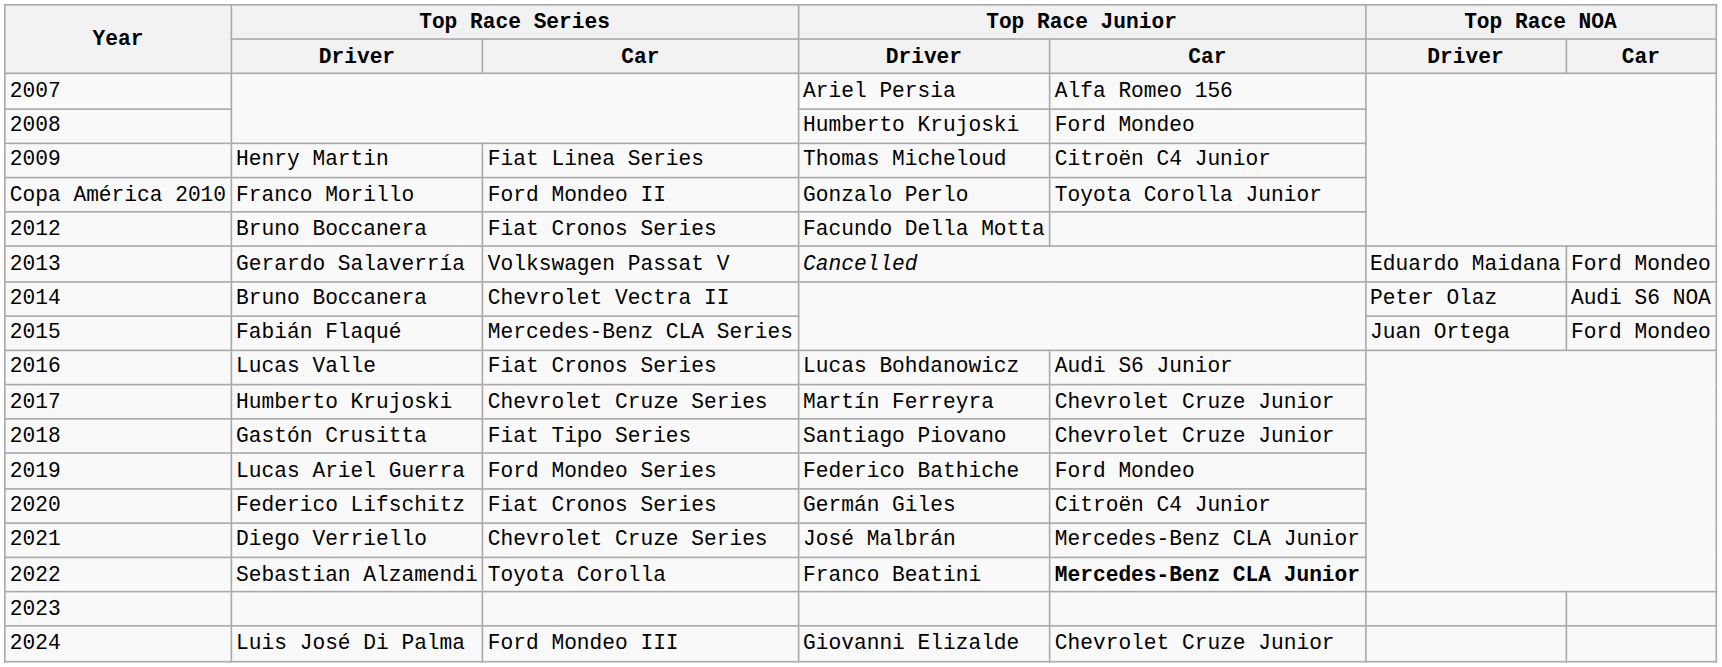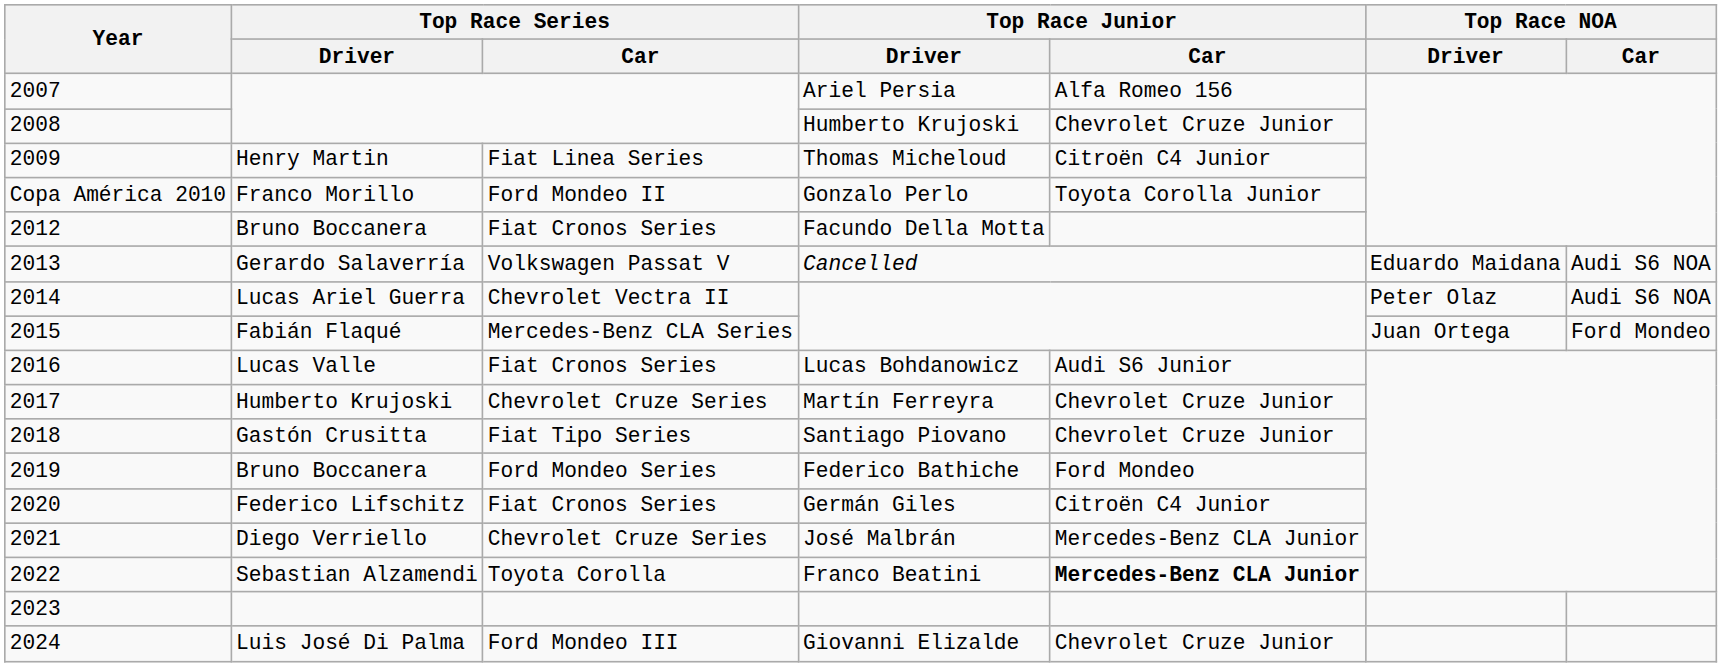(1125, 126) Ford Mondeo -> (1195, 126) Chevrolet Cruze Junior
(1641, 264) Ford Mondeo -> (1641, 264) Audi S6 NOA
(332, 298) Bruno Boccanera -> (351, 298) Lucas Ariel Guerra
(351, 471) Lucas Ariel Guerra -> (332, 471) Bruno Boccanera
